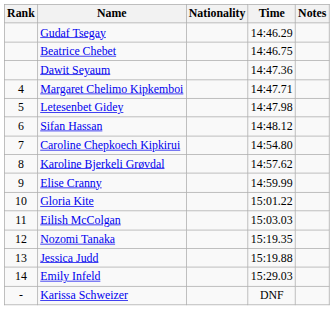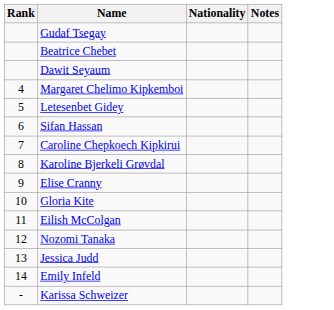- column: (272, 13)
